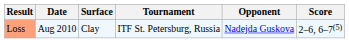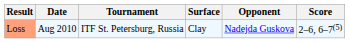columns swapped: (169, 12) <-> (97, 12)
